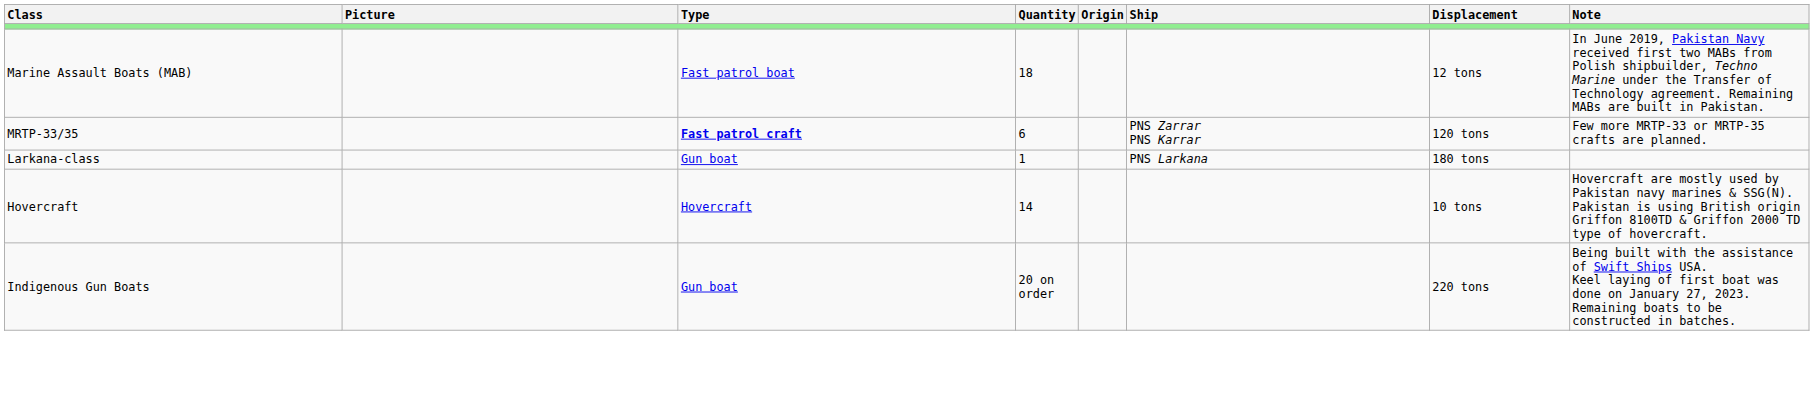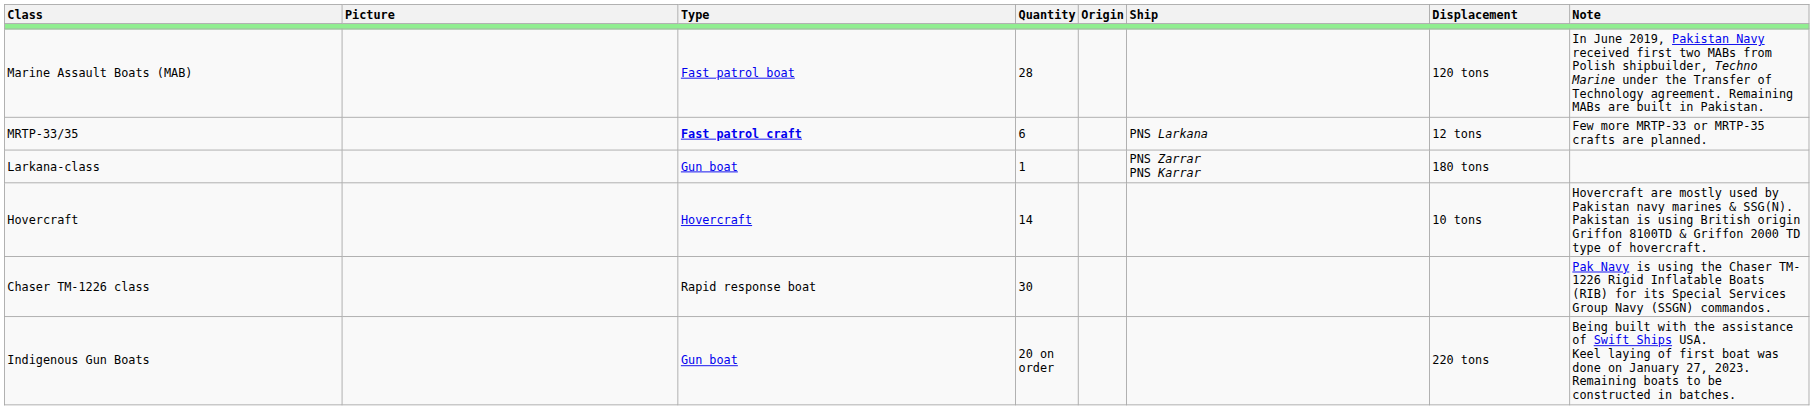(1026, 73) 18 -> (1026, 73) 28
(1457, 73) 12 tons -> (1461, 73) 120 tons
(1165, 133) PNS Zarrar PNS Karrar -> (1169, 133) PNS Larkana
(1461, 133) 120 tons -> (1457, 133) 12 tons
(1169, 159) PNS Larkana -> (1165, 166) PNS Zarrar PNS Karrar
+ row: (78, 287)
